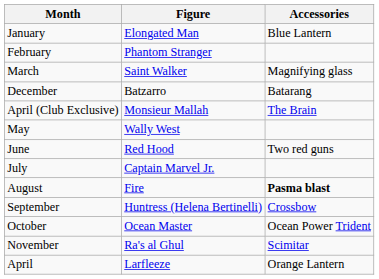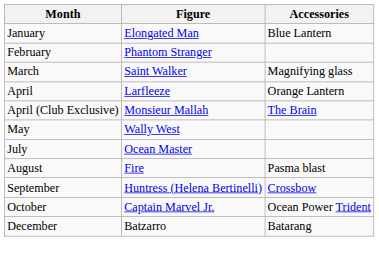rows swapped: (20, 264) <-> (32, 91)
- row: (18, 149)
(169, 168) Captain Marvel Jr. -> (158, 149) Ocean Master
(299, 187) bold -> (296, 168) normal
(158, 226) Ocean Master -> (169, 206) Captain Marvel Jr.
- row: (33, 245)
